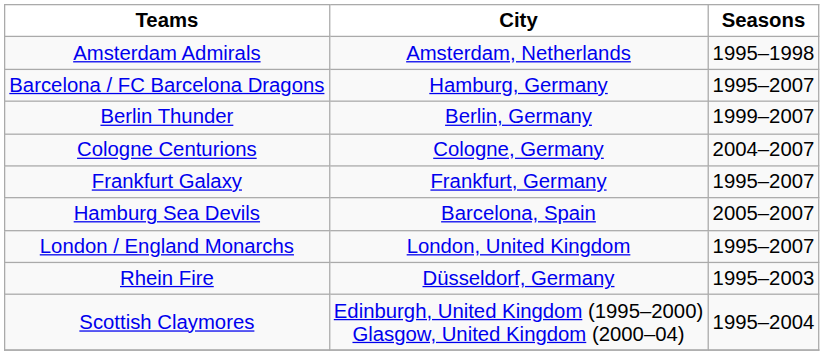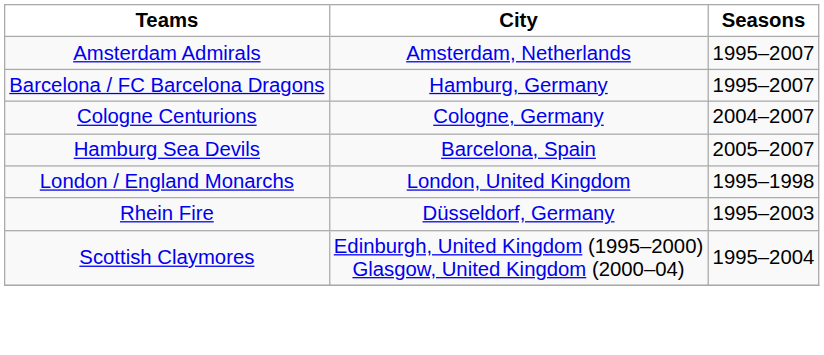(763, 52) 1995–1998 -> (763, 52) 1995–2007
- row: (167, 117)
- row: (167, 181)
(763, 246) 1995–2007 -> (763, 181) 1995–1998
